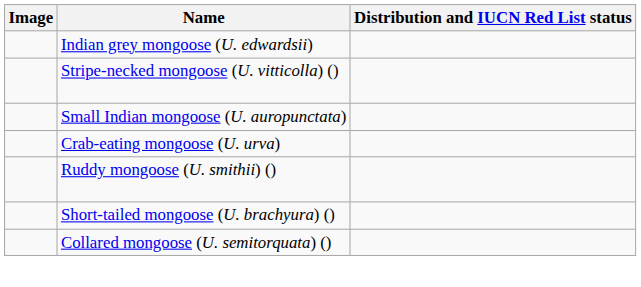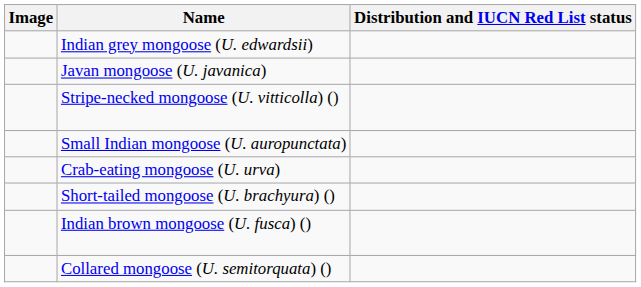+ row: (164, 71)
- row: (168, 169)
+ row: (186, 223)
